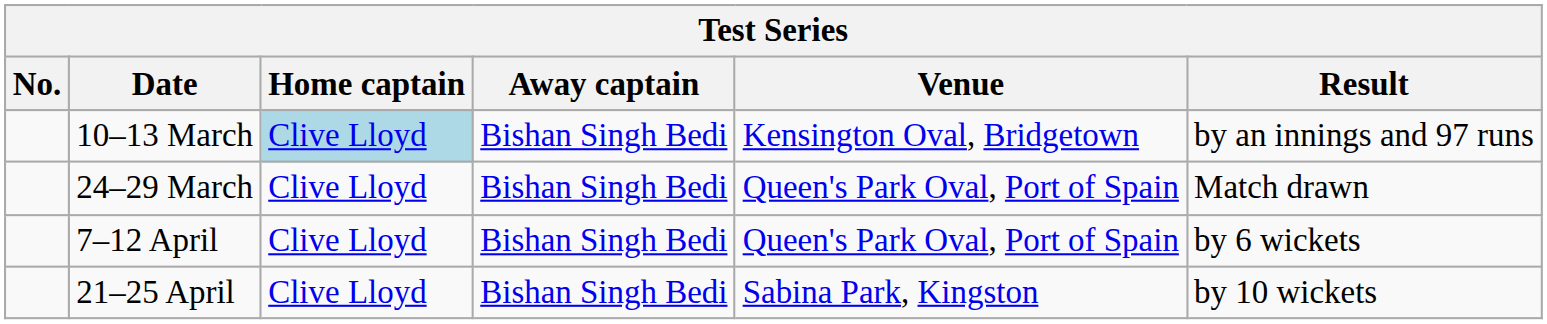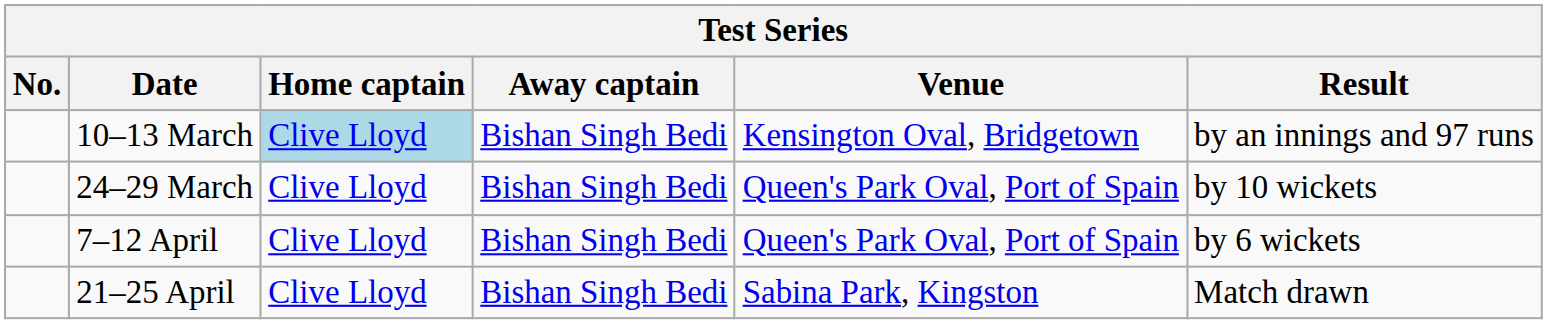(1281, 187) Match drawn -> (1286, 187) by 10 wickets
(1286, 291) by 10 wickets -> (1281, 291) Match drawn
